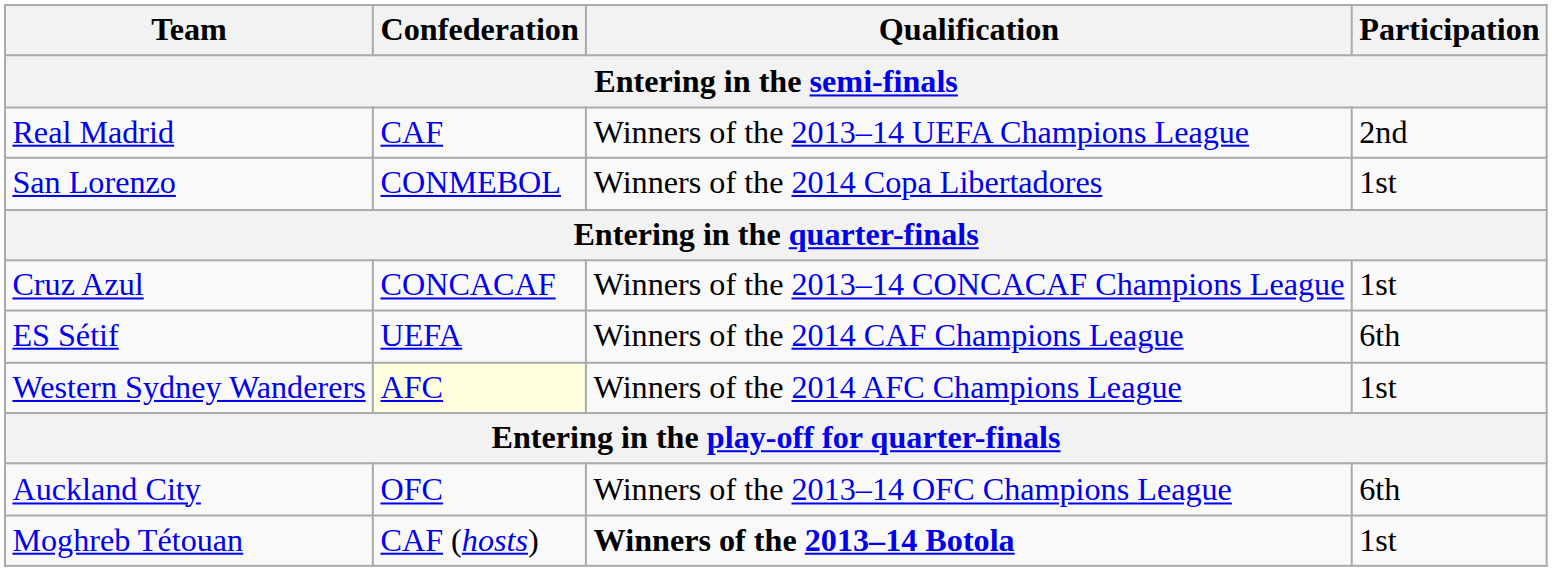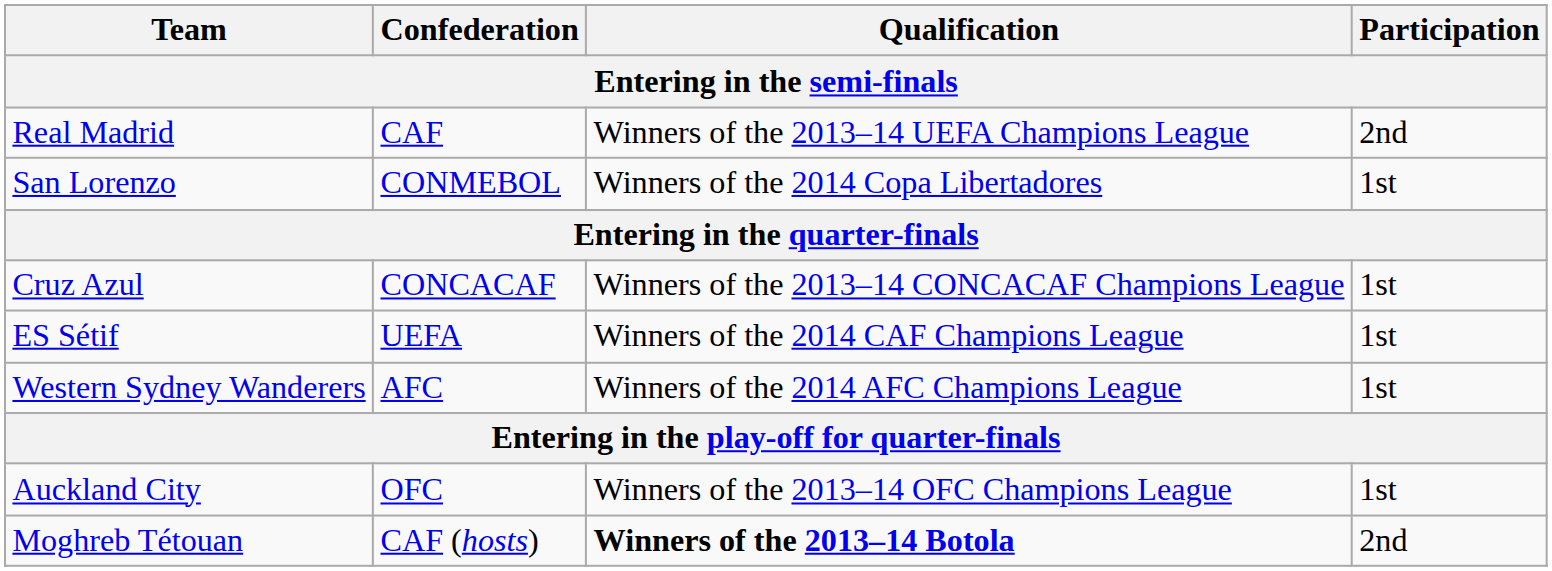(1380, 336) 6th -> (1378, 336) 1st
(412, 387) lightyellow background -> (412, 387) no background
(1380, 489) 6th -> (1378, 489) 1st
(1378, 540) 1st -> (1383, 540) 2nd
